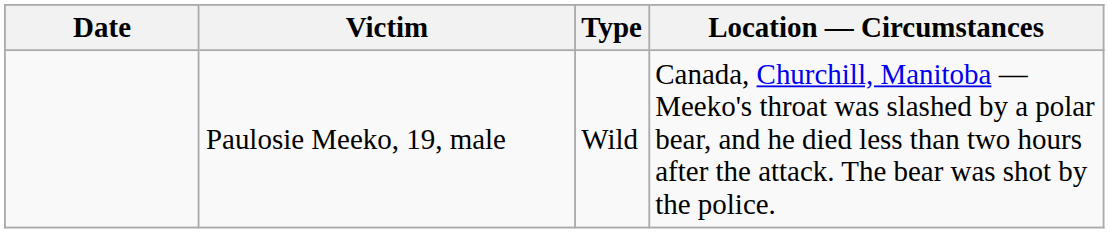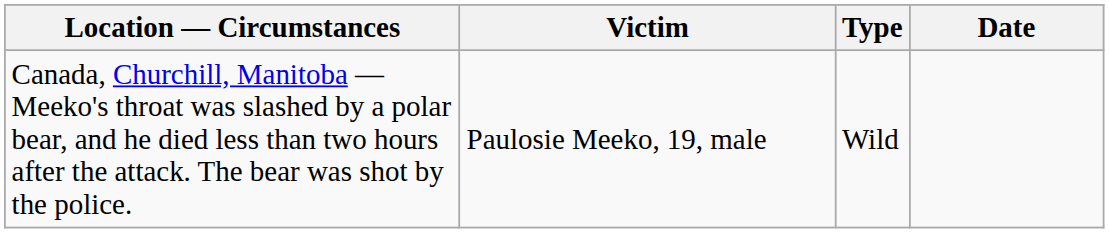columns swapped: (102, 27) <-> (876, 27)
